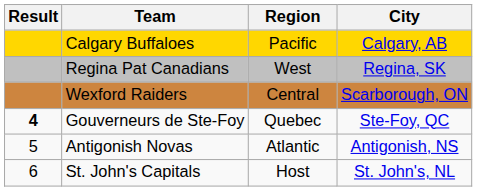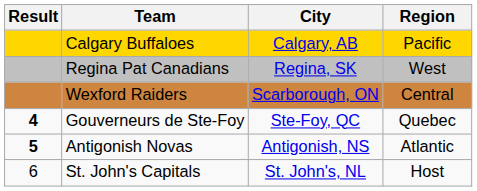columns swapped: (293, 17) <-> (405, 17)
(33, 146) normal -> (33, 146) bold
